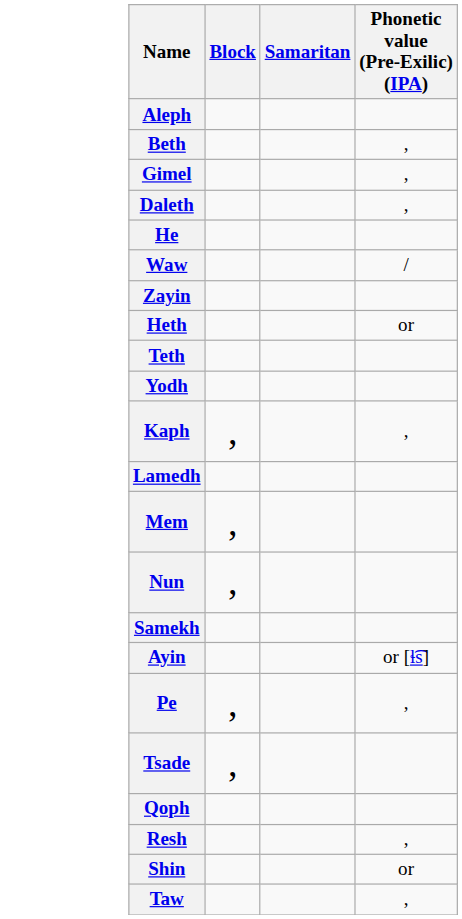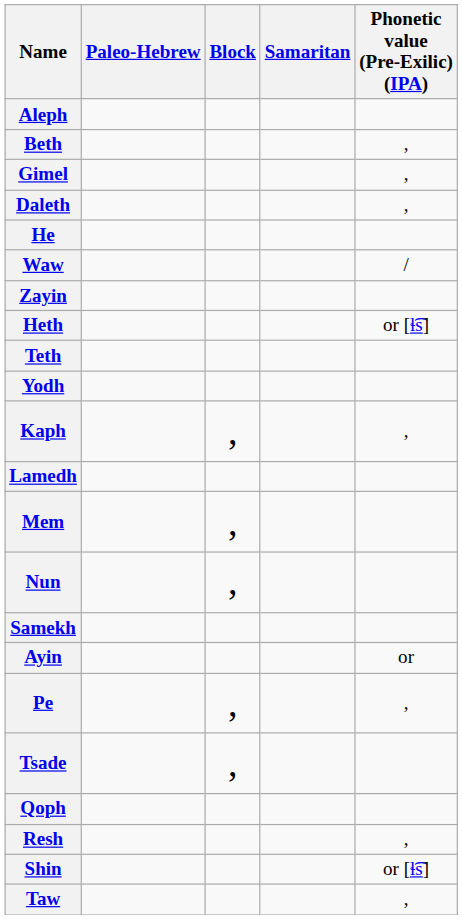+ column: (143, 51)
(406, 325) or -> (406, 325) or [ɬ͡s]
(406, 657) or [ɬ͡s] -> (406, 657) or
(406, 869) or -> (406, 869) or [ɬ͡s]
